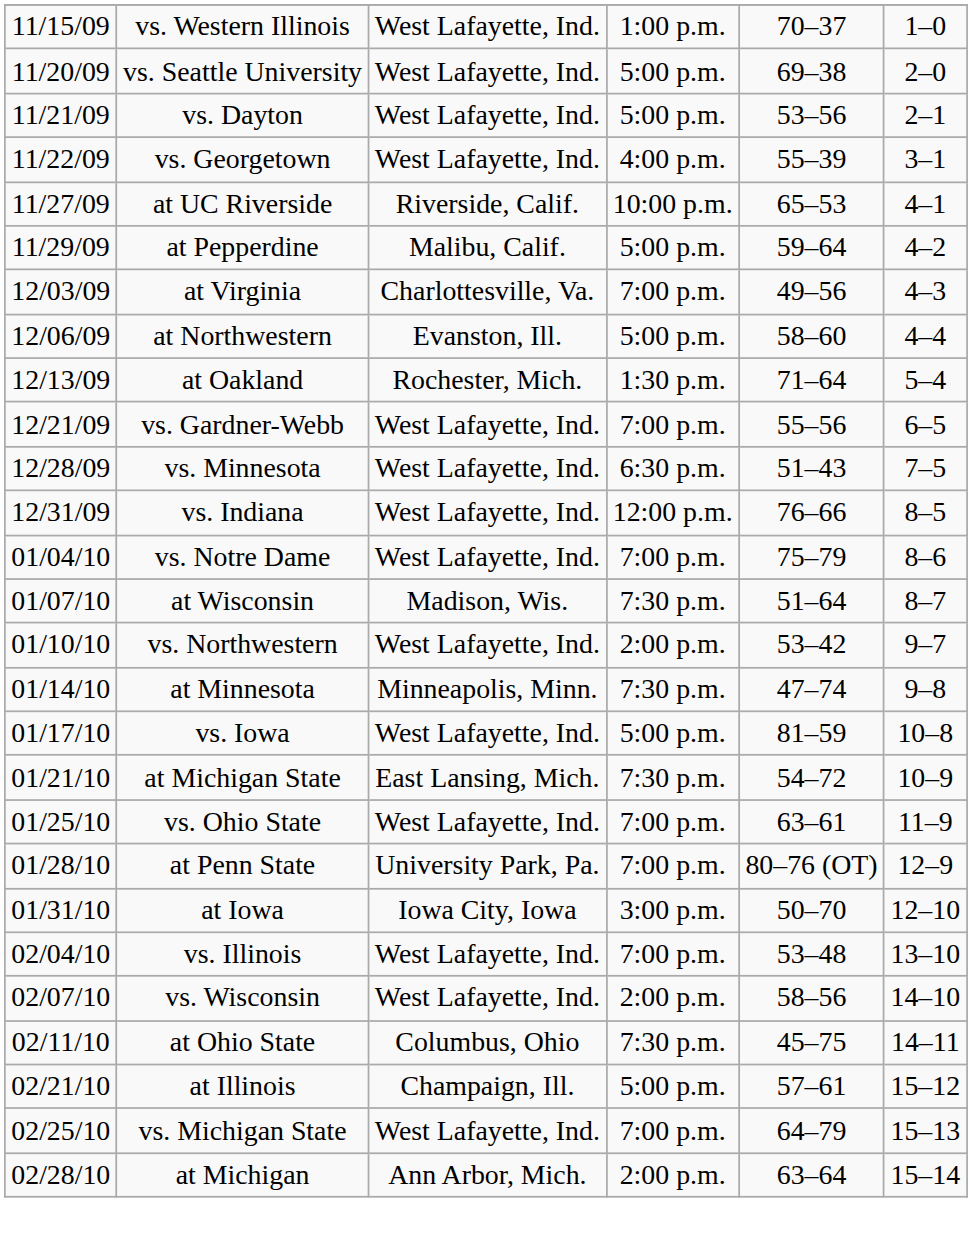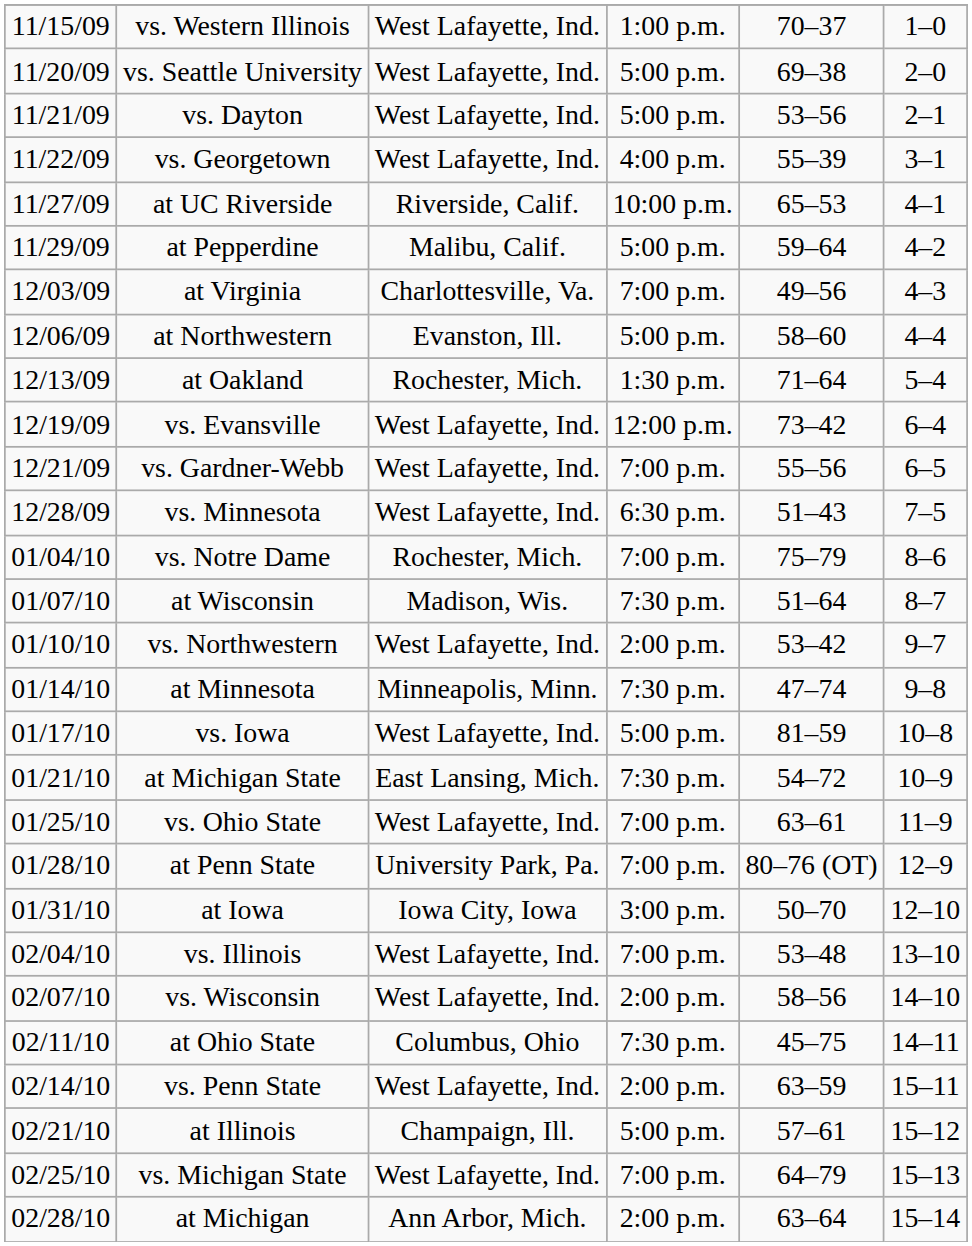+ row: (243, 423)
- row: (243, 512)
(487, 556) West Lafayette, Ind. -> (487, 556) Rochester, Mich.
+ row: (243, 1086)
